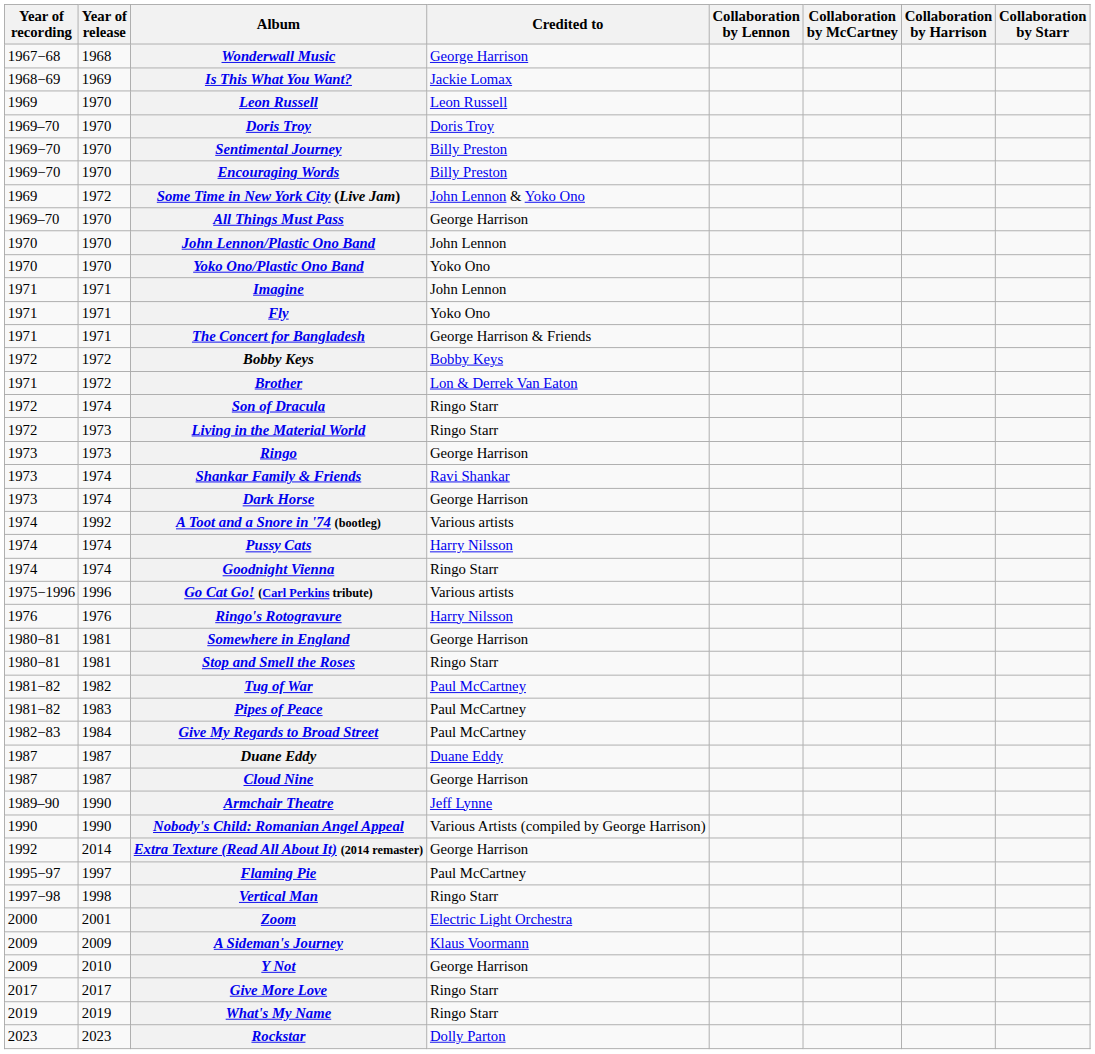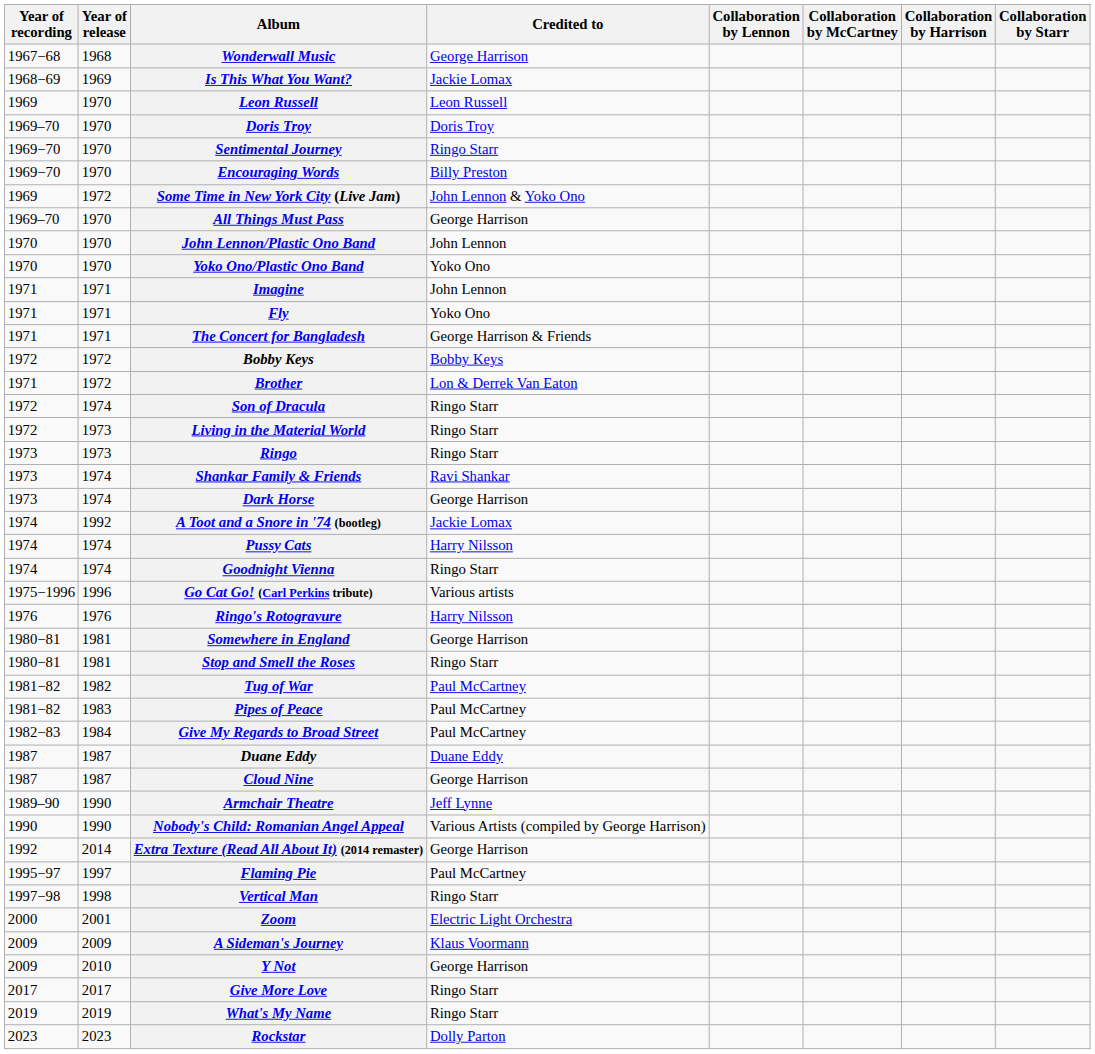(469, 149) Billy Preston -> (464, 149) Ringo Starr
(479, 452) George Harrison -> (464, 452) Ringo Starr
(472, 522) Various artists -> (471, 522) Jackie Lomax
